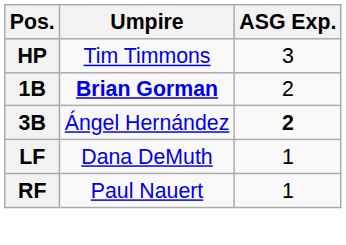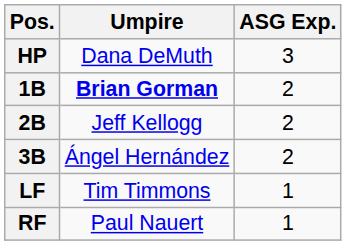(147, 56) Tim Timmons -> (147, 56) Dana DeMuth
+ row: (32, 123)
(288, 123) bold -> (288, 157) normal
(147, 157) Dana DeMuth -> (147, 190) Tim Timmons
